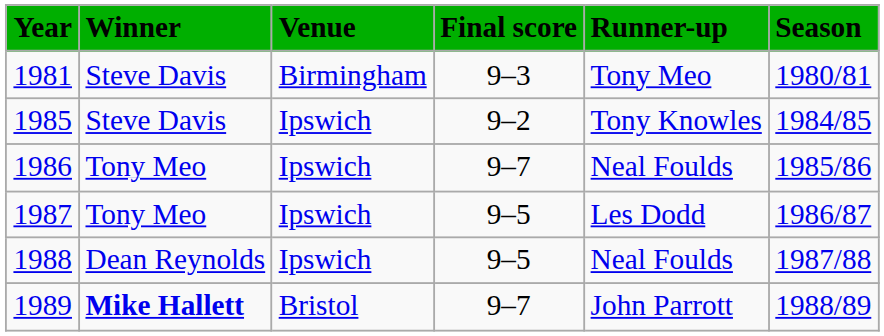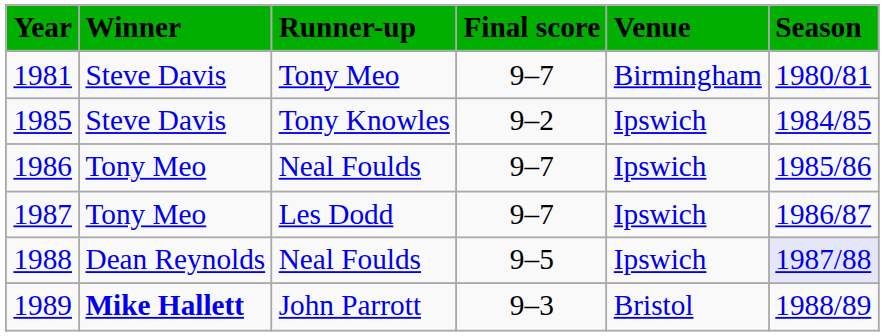columns swapped: (659, 27) <-> (317, 27)
(509, 74) 9–3 -> (532, 74) 9–7
(509, 213) 9–5 -> (532, 213) 9–7
(823, 259) no background -> (823, 259) lavender background
(509, 306) 9–7 -> (532, 306) 9–3
